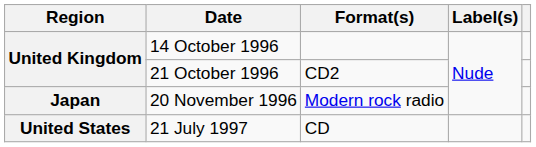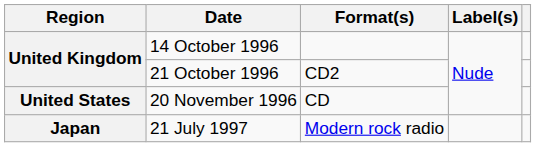(75, 100) Japan -> (75, 100) United States
(374, 100) Modern rock radio -> (317, 100) CD
(75, 127) United States -> (75, 127) Japan
(317, 127) CD -> (374, 127) Modern rock radio
